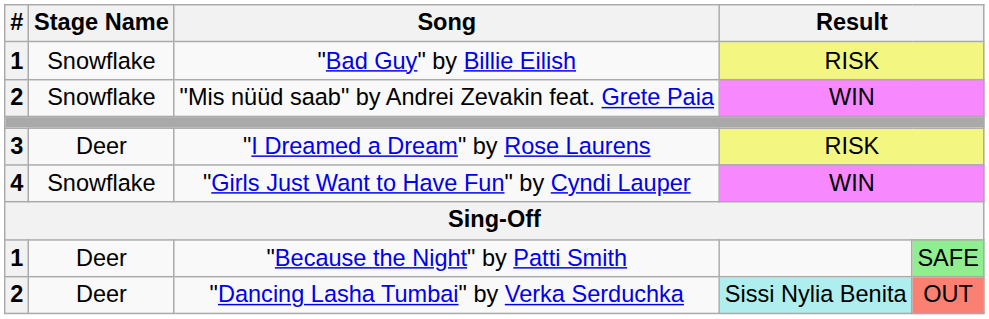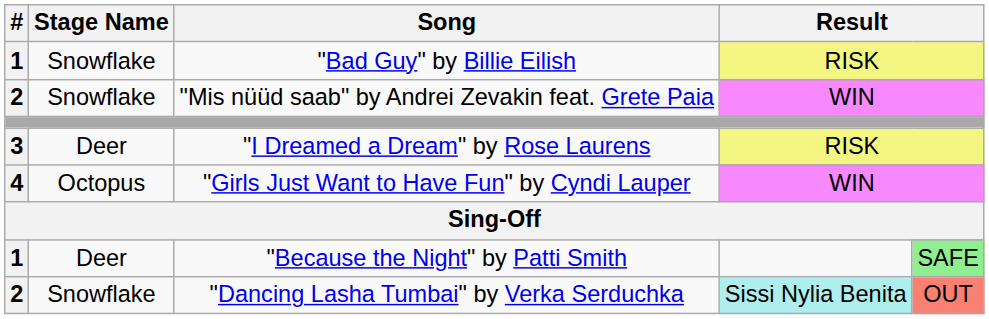(101, 183) Snowflake -> (101, 183) Octopus
(101, 295) Deer -> (101, 295) Snowflake
